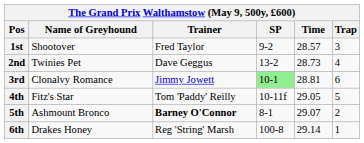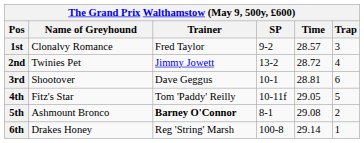(53, 46) Shootover -> (72, 46) Clonalvy Romance
(184, 63) Dave Geggus -> (185, 63) Jimmy Jowett
(309, 63) 28.73 -> (309, 63) 28.72
(72, 79) Clonalvy Romance -> (53, 79) Shootover
(185, 79) Jimmy Jowett -> (184, 79) Dave Geggus
(269, 79) lightgreen background -> (269, 79) no background
(309, 113) 29.07 -> (309, 113) 29.08
